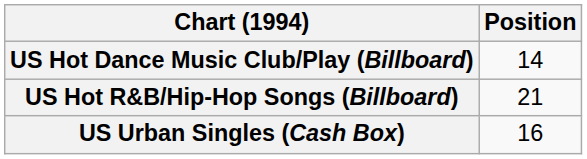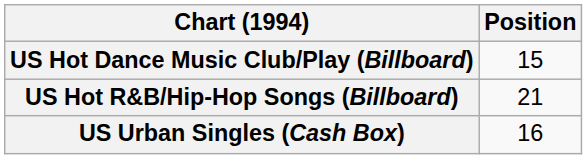(530, 60) 14 -> (530, 60) 15
